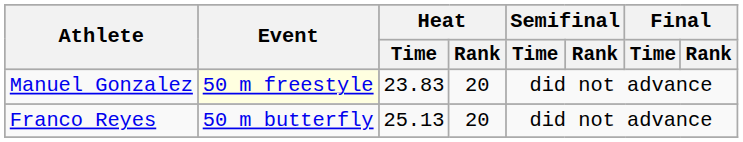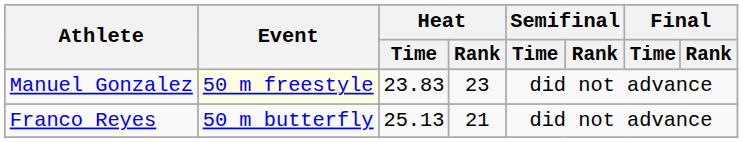(477, 86) 20 -> (477, 86) 23
(477, 120) 20 -> (477, 120) 21
